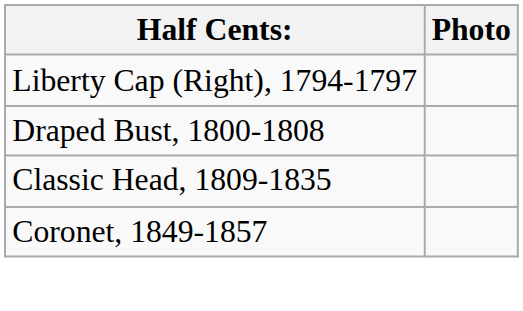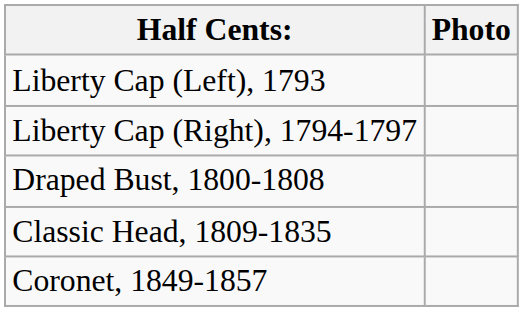+ row: (169, 79)
